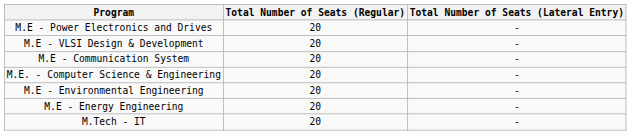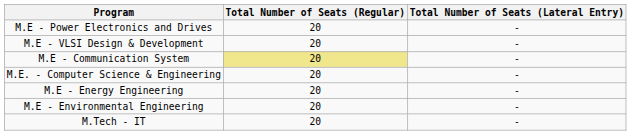(315, 59) no background -> (315, 59) khaki background
rows swapped: (114, 91) <-> (114, 106)
